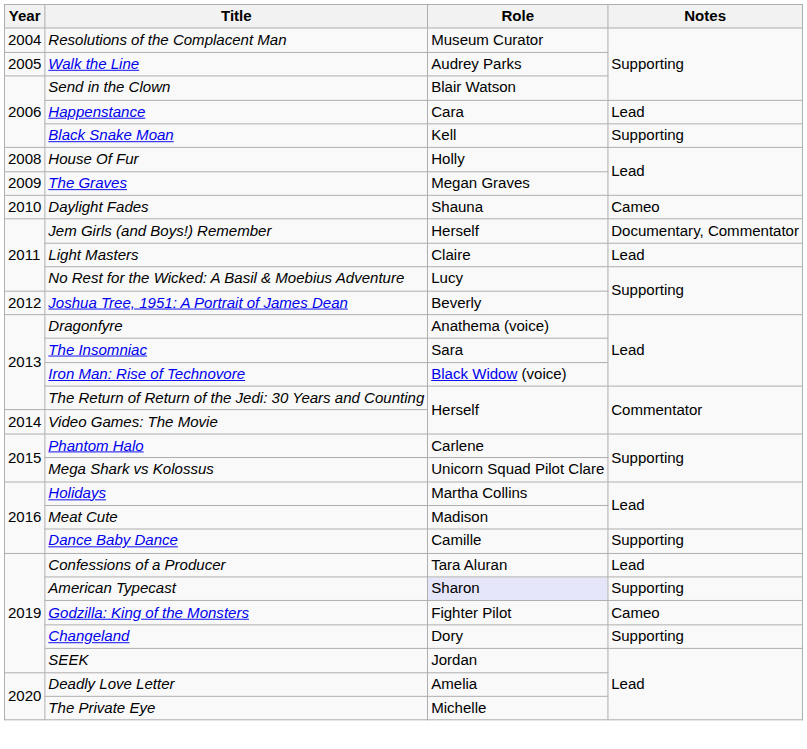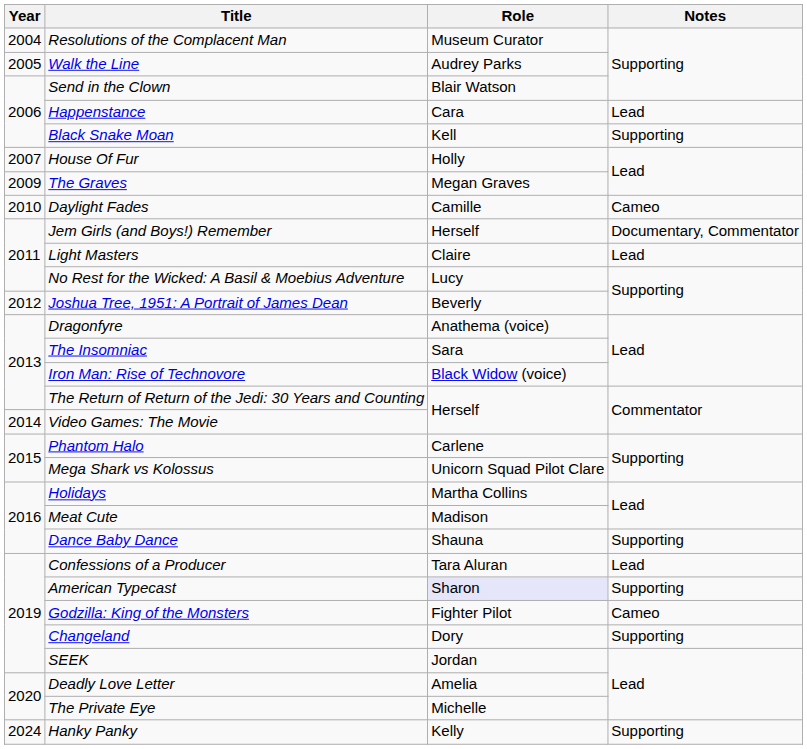(25, 159) 2008 -> (25, 159) 2007
(457, 207) Shauna -> (456, 207) Camille
(456, 541) Camille -> (457, 541) Shauna
+ row: (93, 732)
